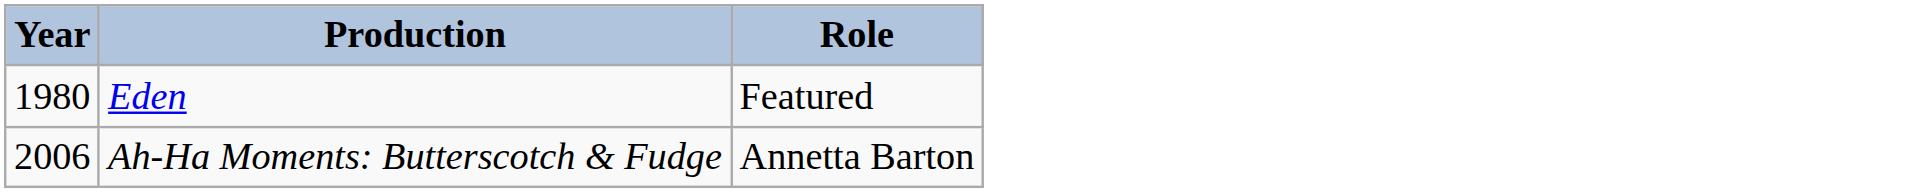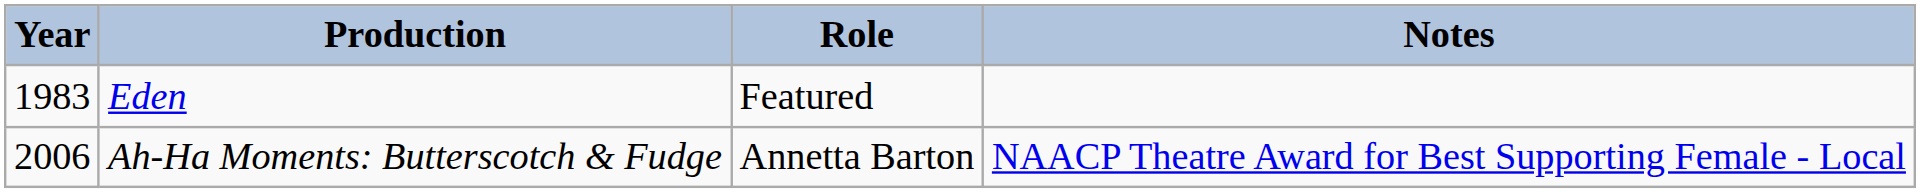+ column: (1449, 34)
(52, 95) 1980 -> (52, 95) 1983
